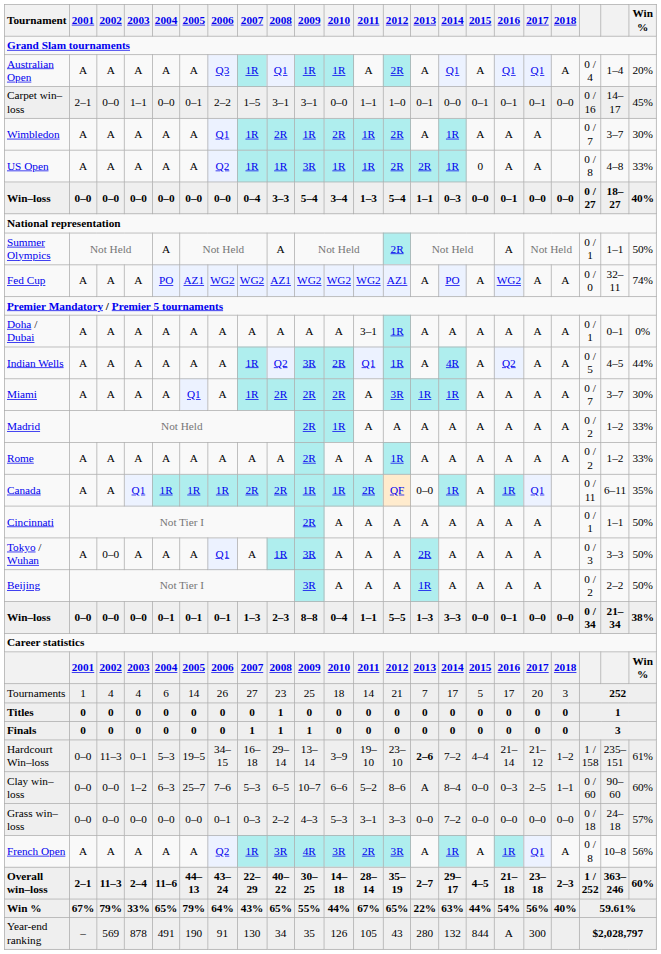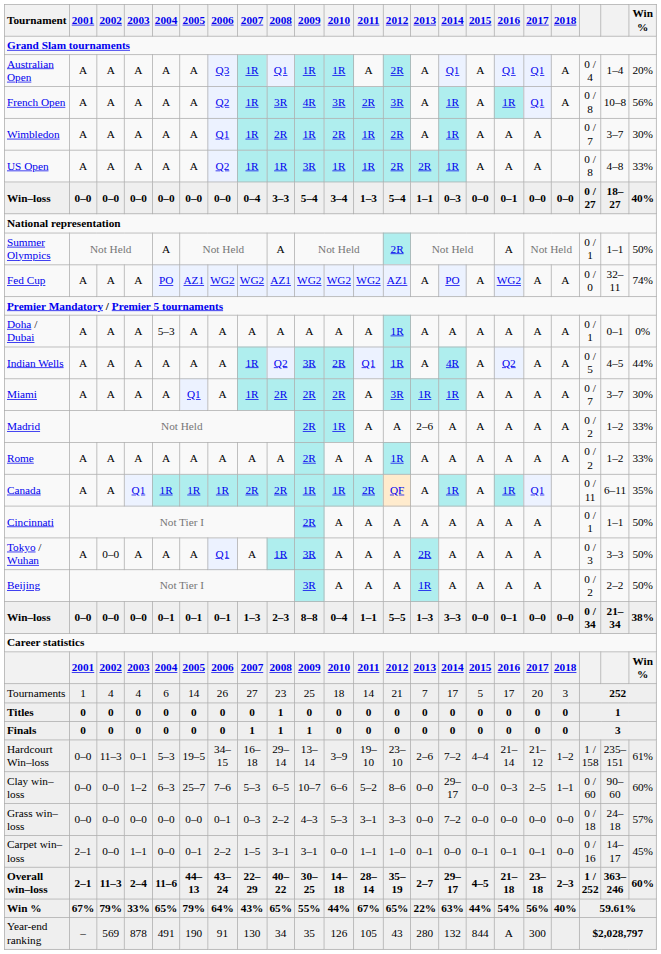rows swapped: (36, 851) <-> (35, 102)
(480, 166) 0 -> (480, 166) A
(166, 331) A -> (166, 331) 5–3
(368, 331) 3–1 -> (368, 331) A
(425, 426) A -> (425, 426) 2–6
(425, 490) 0–0 -> (425, 490) A
(425, 755) bold -> (425, 755) normal
(425, 787) A -> (425, 787) 0–0
(452, 787) 8–4 -> (452, 787) 29–17
